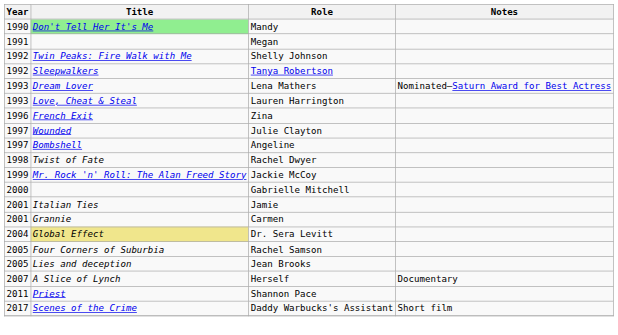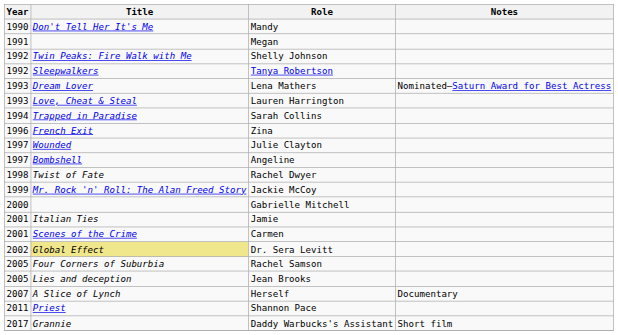(93, 27) lightgreen background -> (93, 27) no background
+ row: (286, 116)
(52, 219) Grannie -> (85, 234) Scenes of the Crime
(17, 234) 2004 -> (17, 249) 2002
(85, 308) Scenes of the Crime -> (52, 323) Grannie
